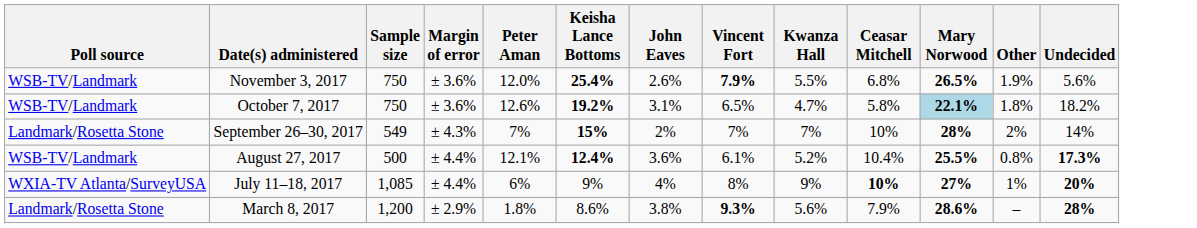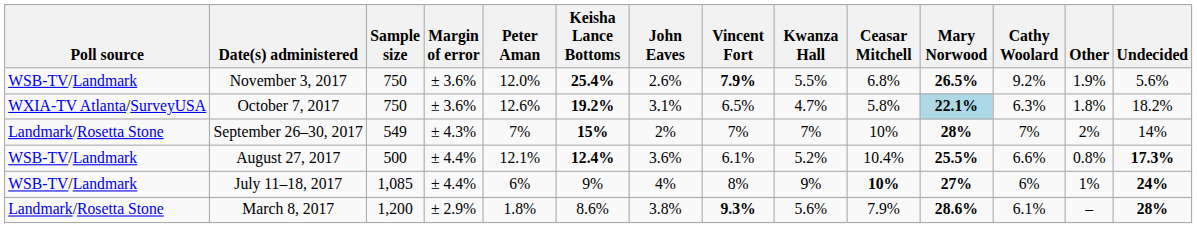+ column: (1029, 45)
(73, 106) WSB-TV/Landmark -> (107, 106) WXIA-TV Atlanta/SurveyUSA
(107, 184) WXIA-TV Atlanta/SurveyUSA -> (73, 184) WSB-TV/Landmark
(1080, 184) 20% -> (1152, 184) 24%
